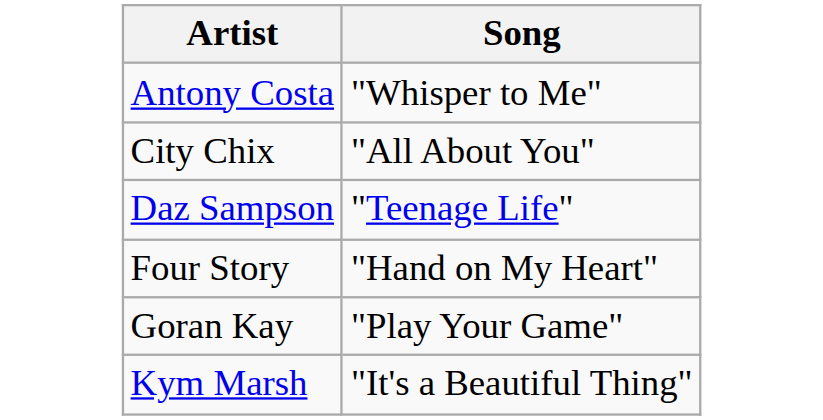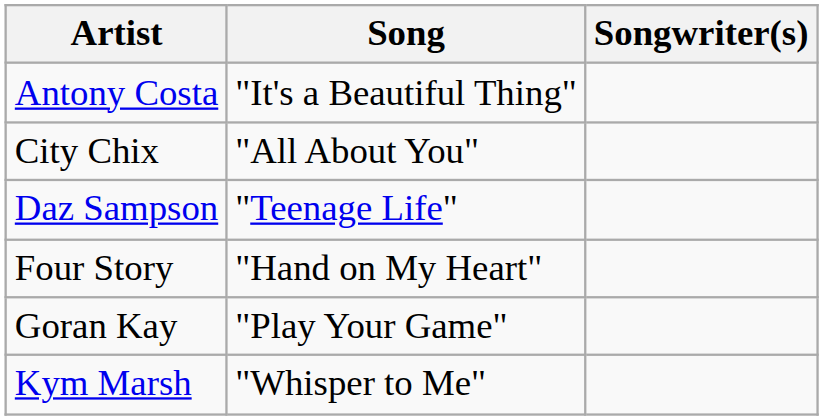+ column: (701, 33)
(476, 92) "Whisper to Me" -> (406, 92) "It's a Beautiful Thing"
(522, 383) "It's a Beautiful Thing" -> (361, 383) "Whisper to Me"
